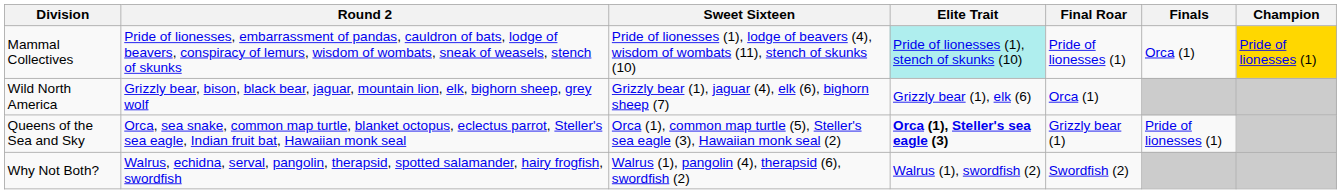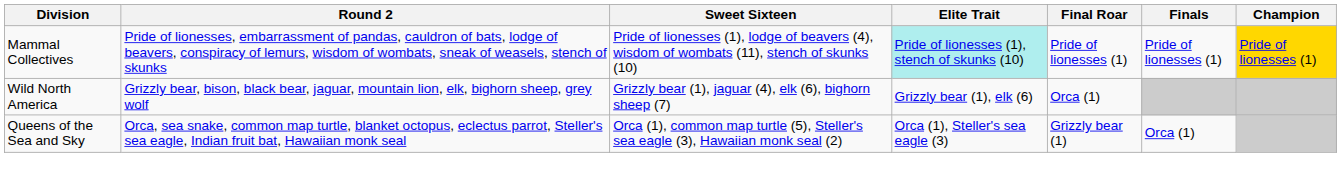(1170, 52) Orca (1) -> (1183, 52) Pride of lionesses (1)
(962, 133) bold -> (960, 133) normal
(1184, 133) Pride of lionesses (1) -> (1170, 133) Orca (1)
- row: (53, 170)
